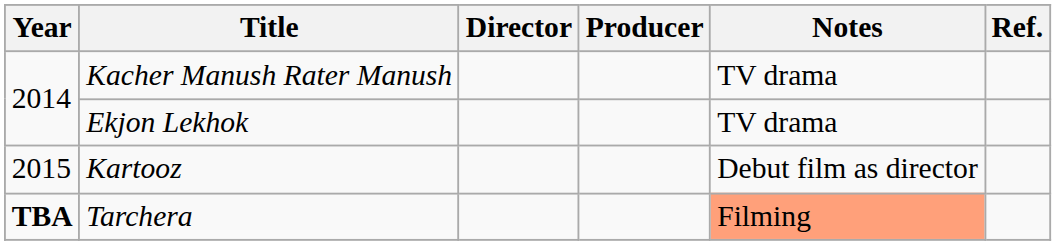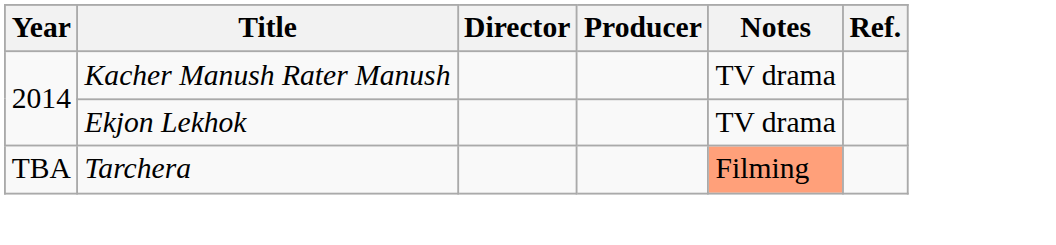- row: (134, 168)
(42, 215) bold -> (41, 168) normal
